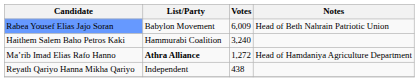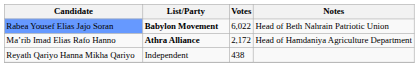(180, 26) normal -> (181, 26) bold
(241, 26) 6,009 -> (241, 26) 6,022
- row: (66, 41)
(241, 55) 1,272 -> (241, 41) 2,172
